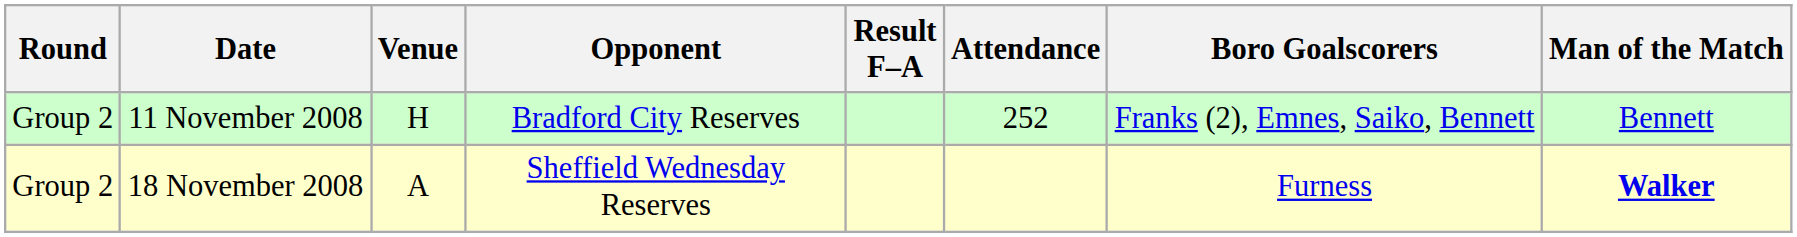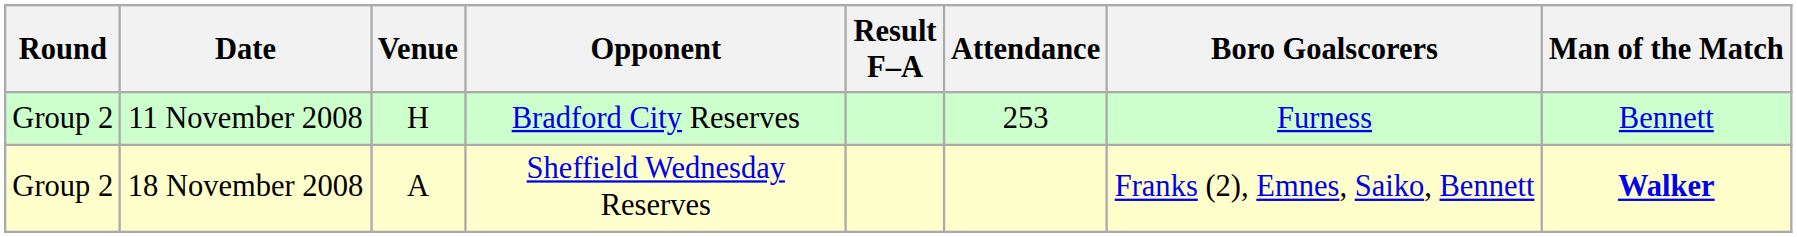(1026, 118) 252 -> (1026, 118) 253
(1325, 118) Franks (2), Emnes, Saiko, Bennett -> (1325, 118) Furness
(1325, 187) Furness -> (1325, 187) Franks (2), Emnes, Saiko, Bennett
